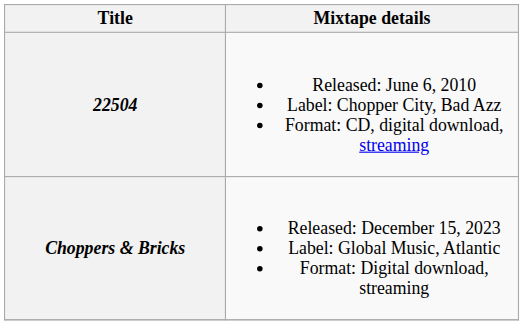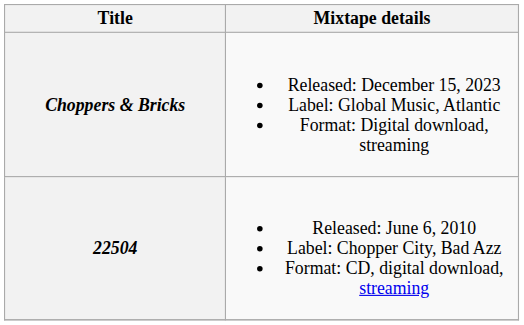rows swapped: (115, 104) <-> (115, 248)
